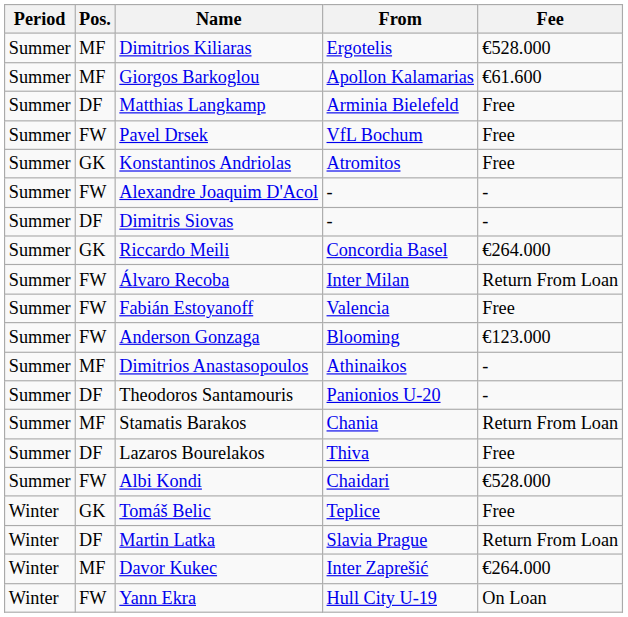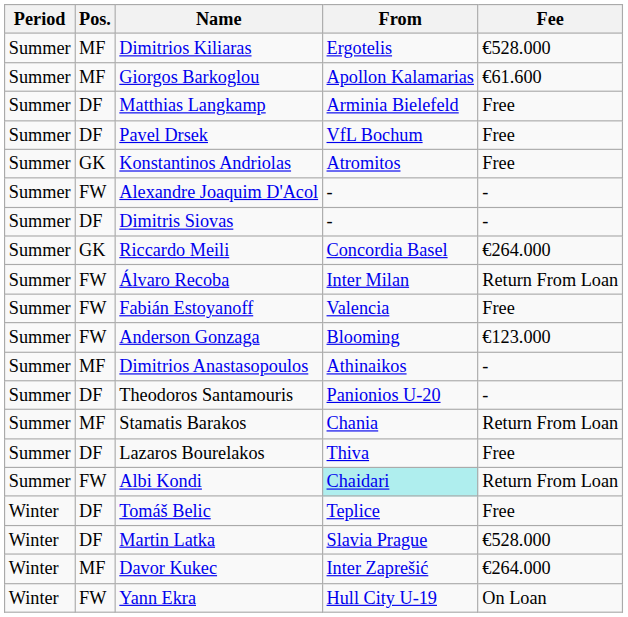(93, 134) FW -> (91, 134) DF
(358, 481) no background -> (358, 481) paleturquoise background
(517, 481) €528.000 -> (550, 481) Return From Loan
(92, 510) GK -> (91, 510) DF
(550, 539) Return From Loan -> (517, 539) €528.000
